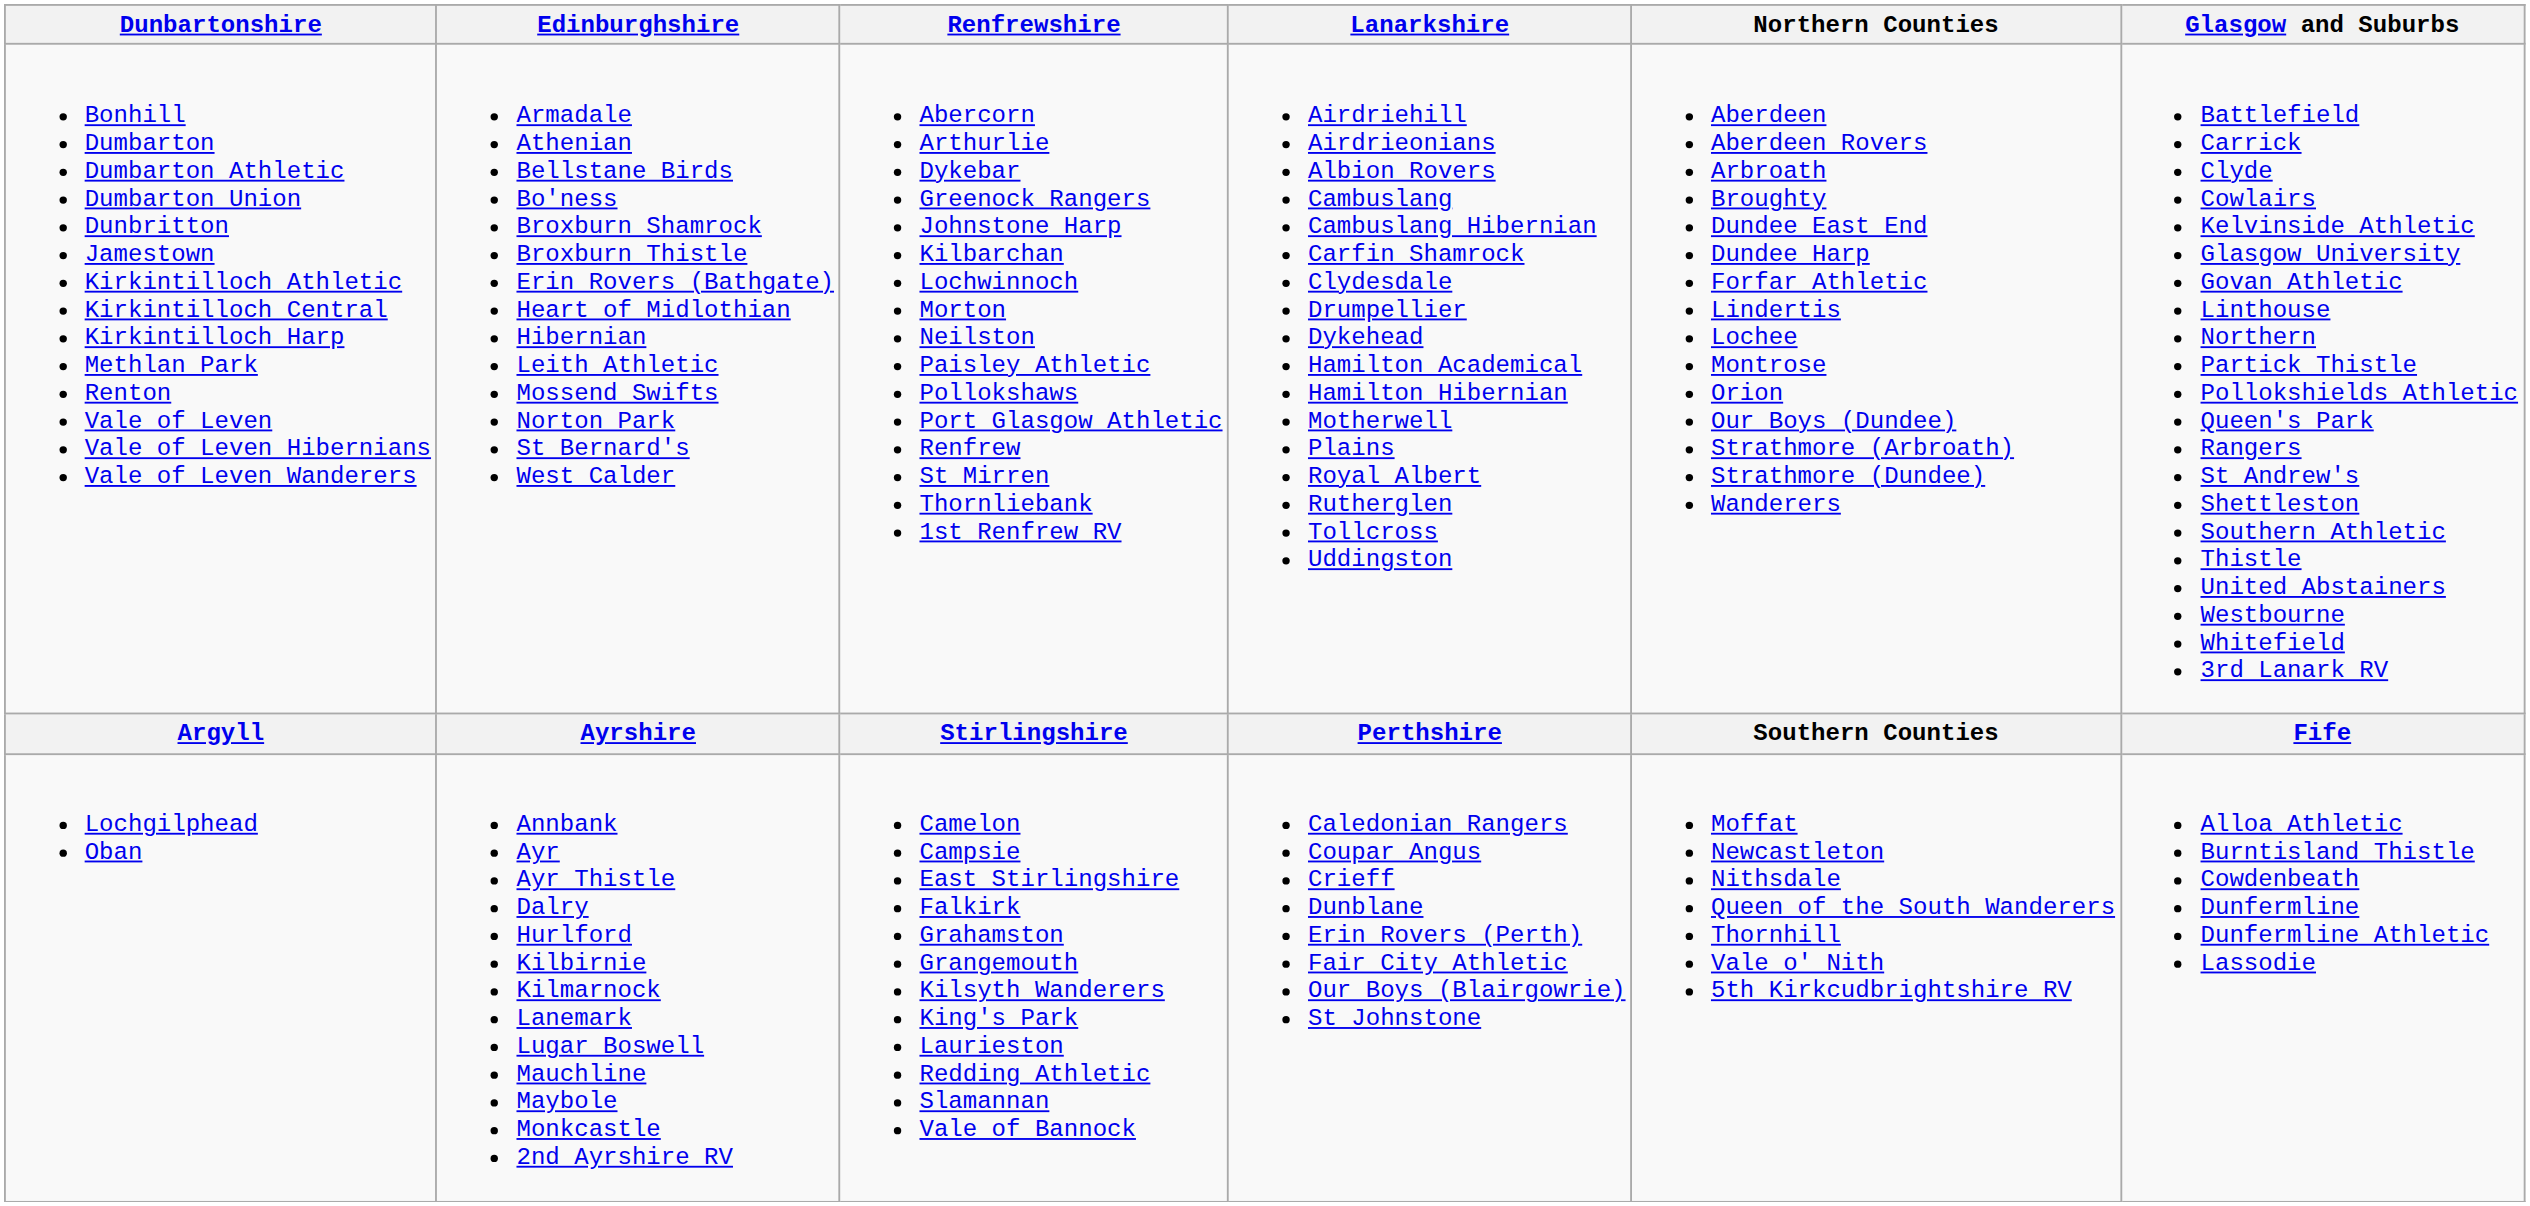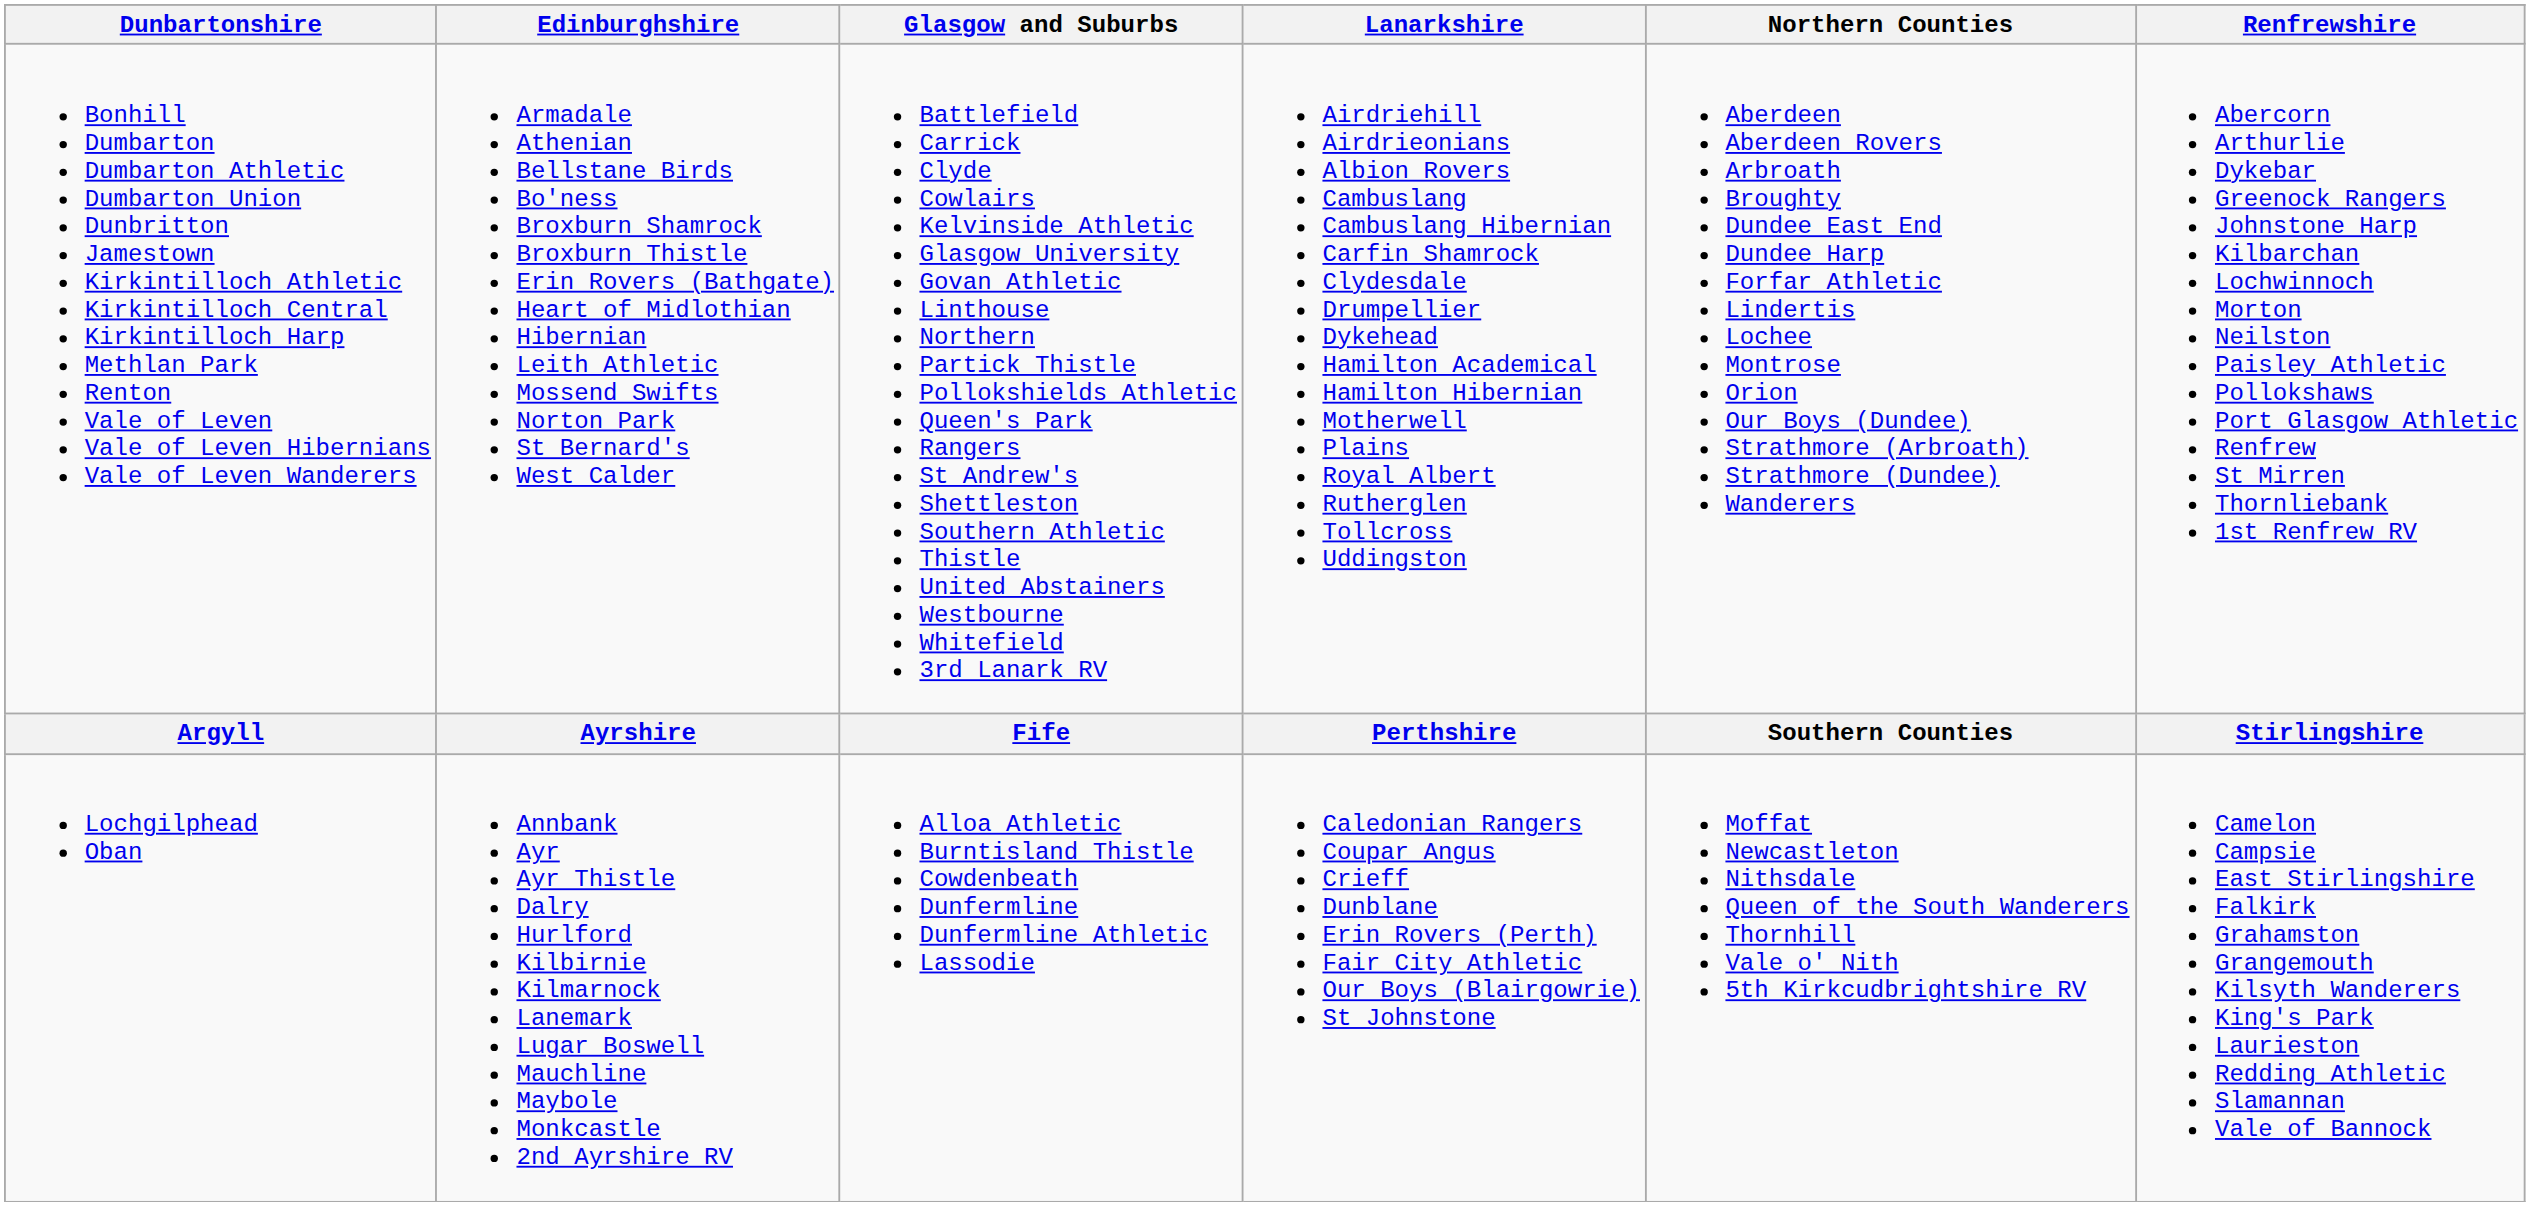columns swapped: (2322, 25) <-> (1034, 25)
